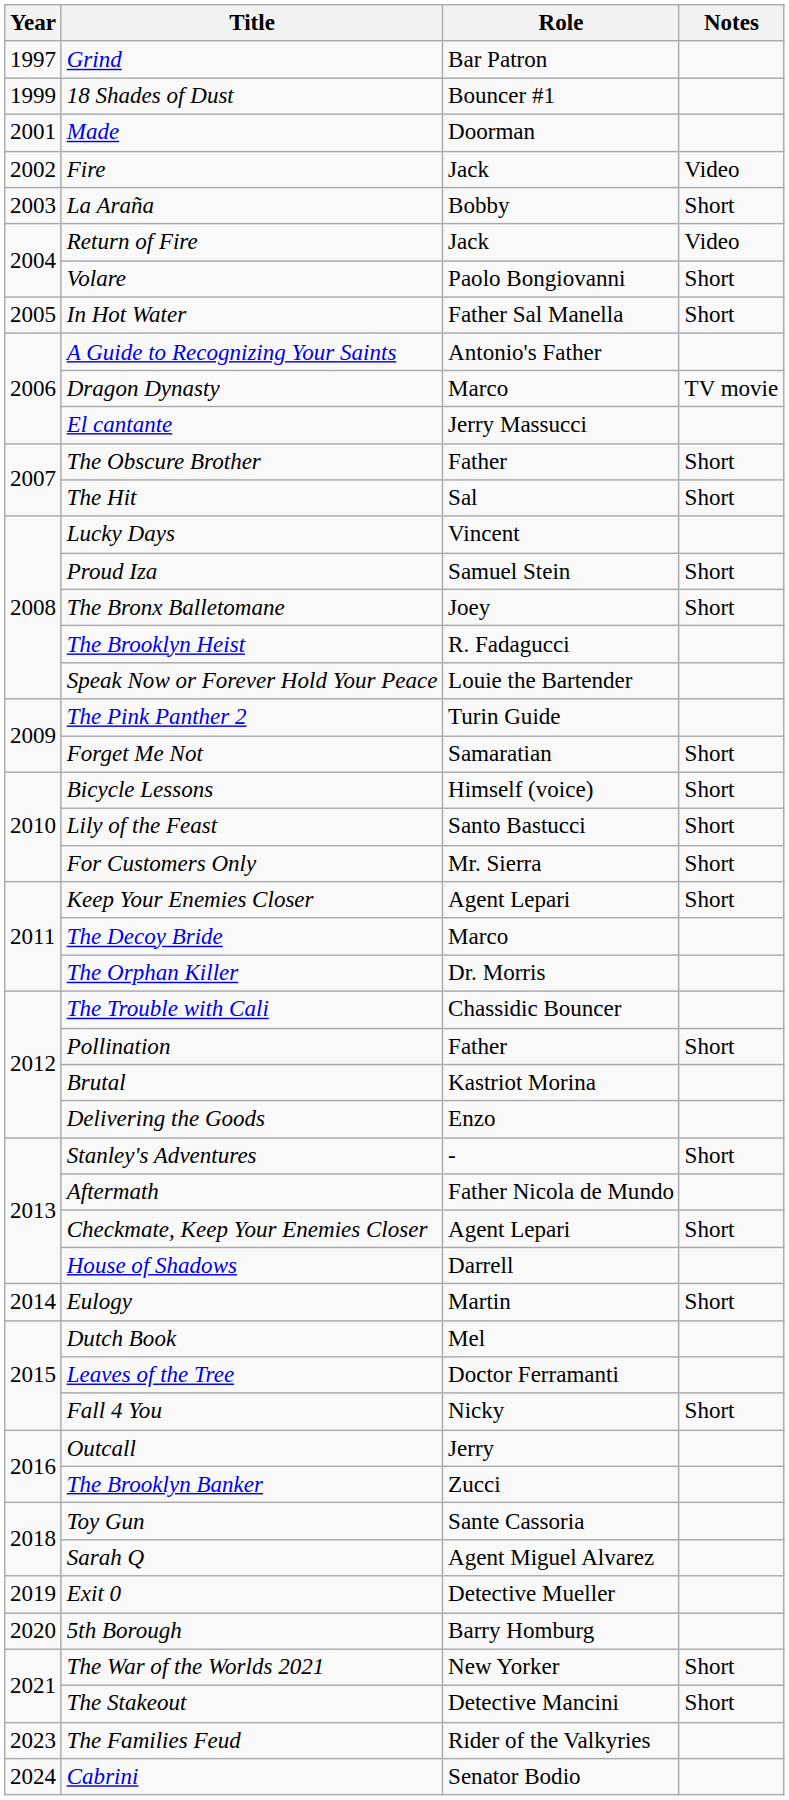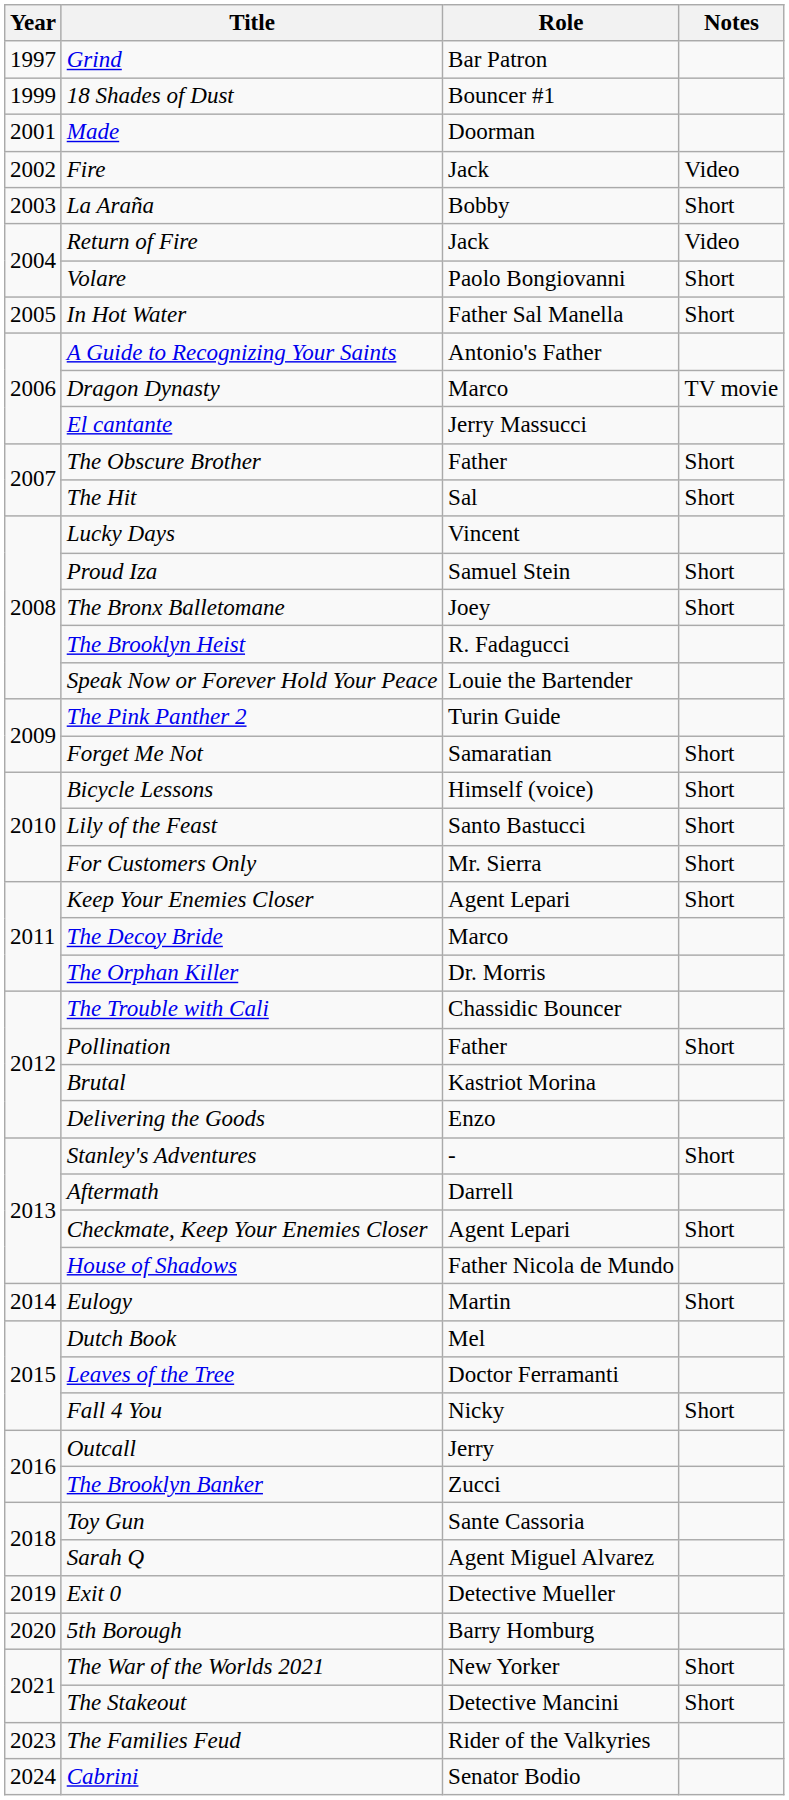(561, 1192) Father Nicola de Mundo -> (481, 1192) Darrell
(481, 1265) Darrell -> (561, 1265) Father Nicola de Mundo
